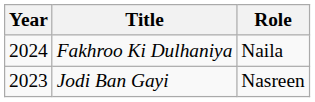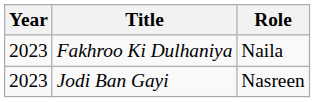(28, 50) 2024 -> (28, 50) 2023
